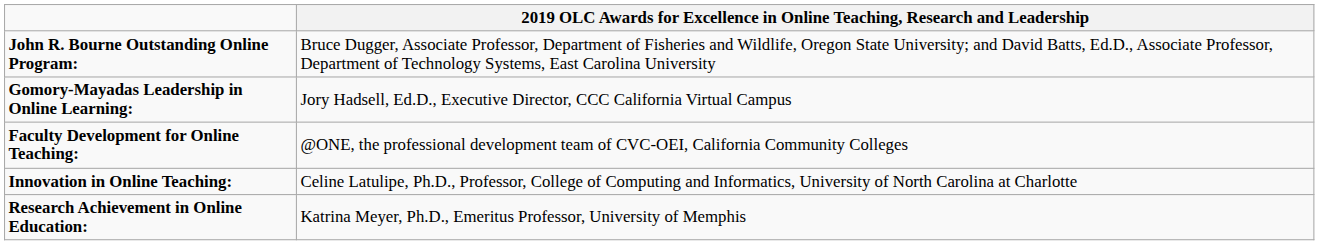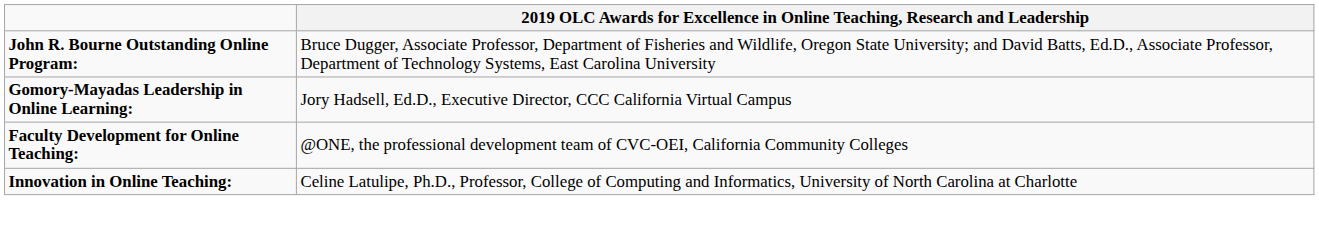- row: (125, 217)
